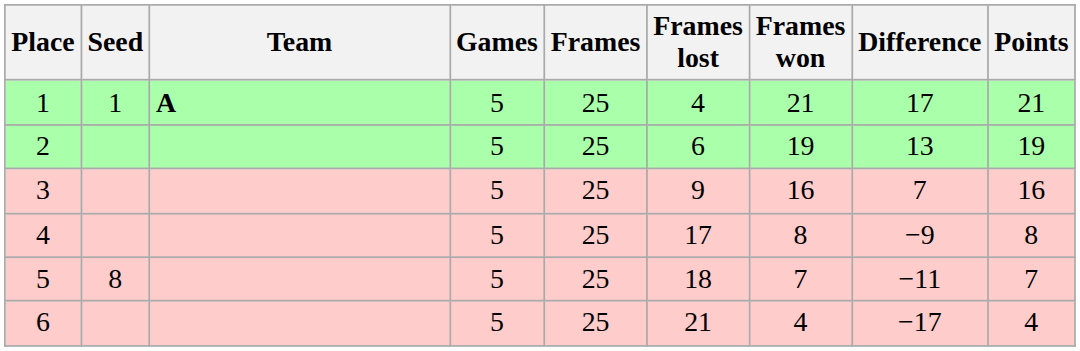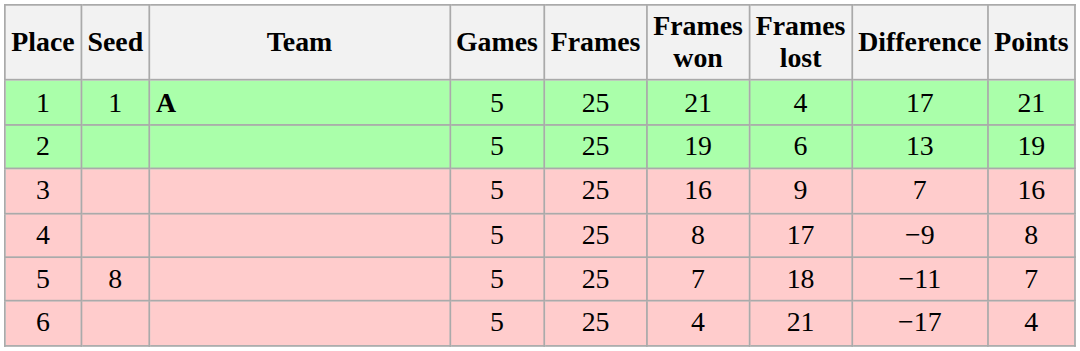columns swapped: (801, 42) <-> (698, 42)
